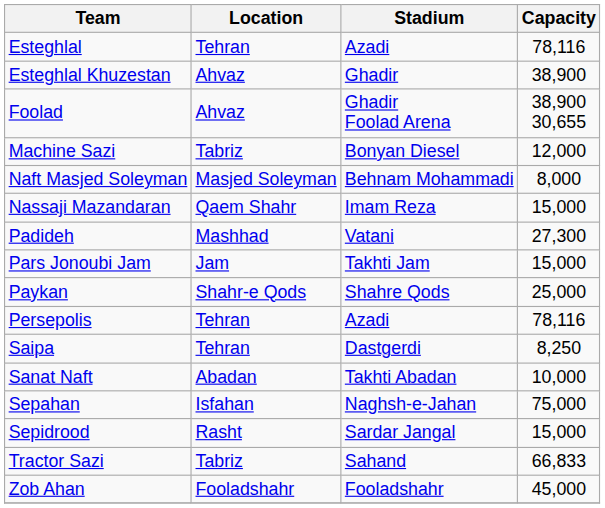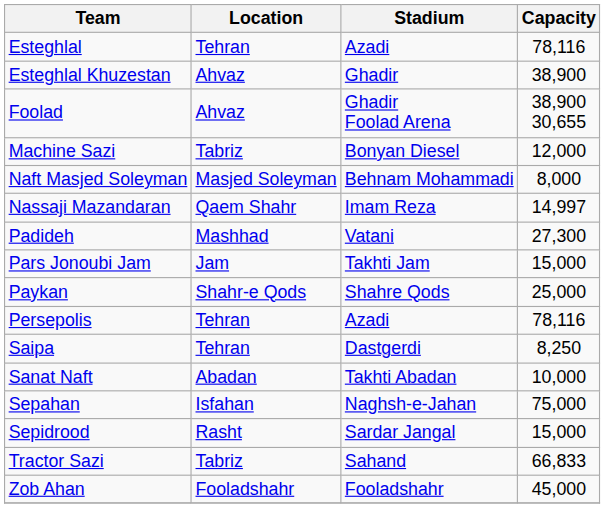(559, 207) 15,000 -> (559, 207) 14,997
